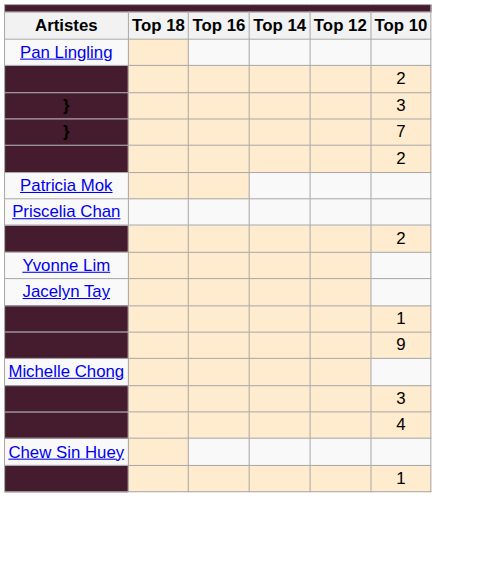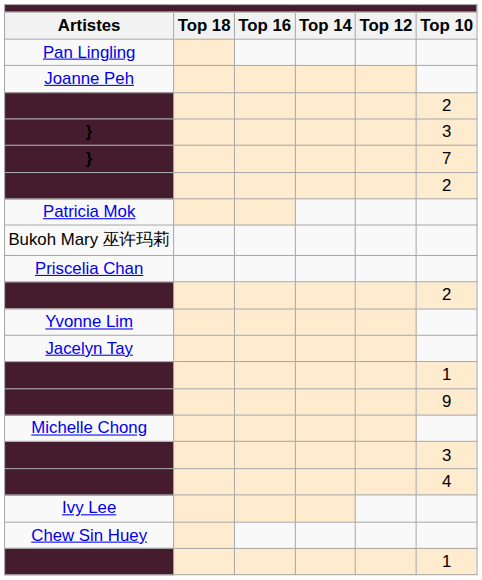+ row: (89, 78)
+ row: (89, 239)
+ row: (89, 508)
